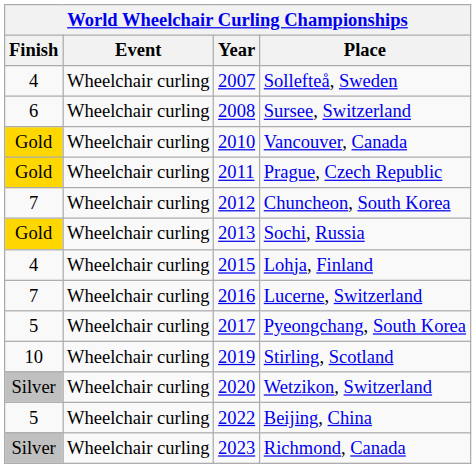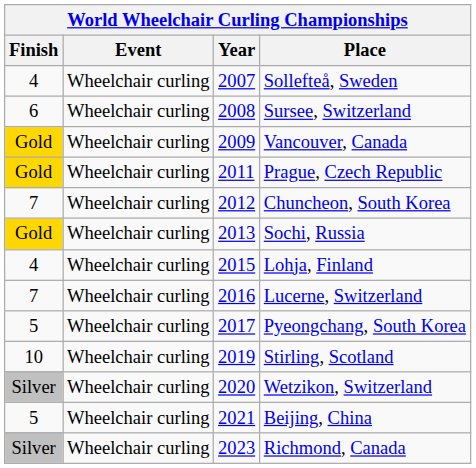(237, 142) 2010 -> (237, 142) 2009
(237, 417) 2022 -> (237, 417) 2021
